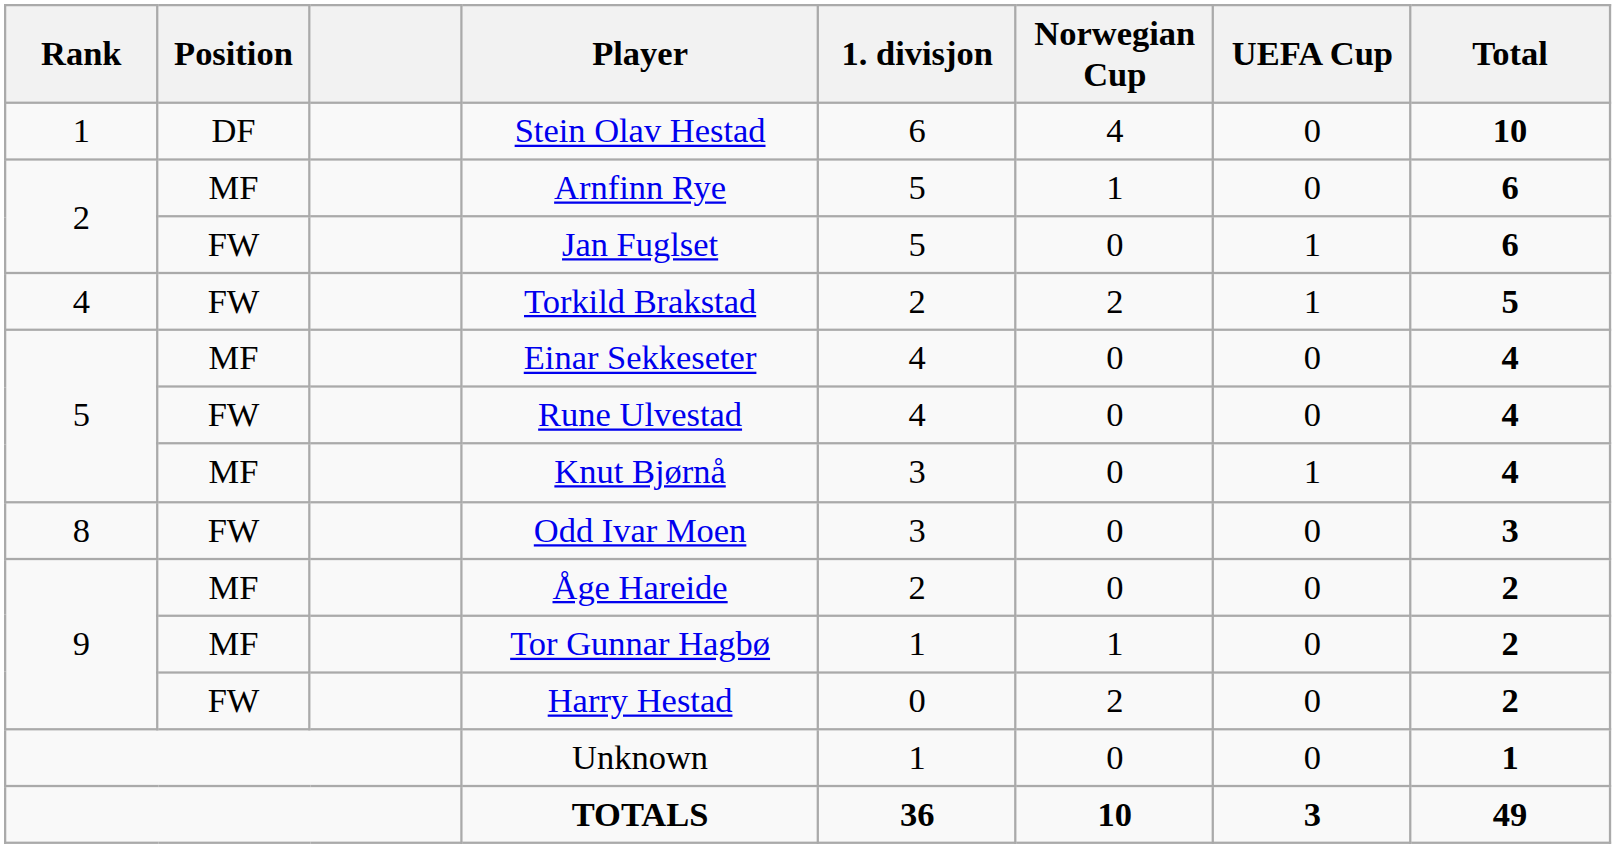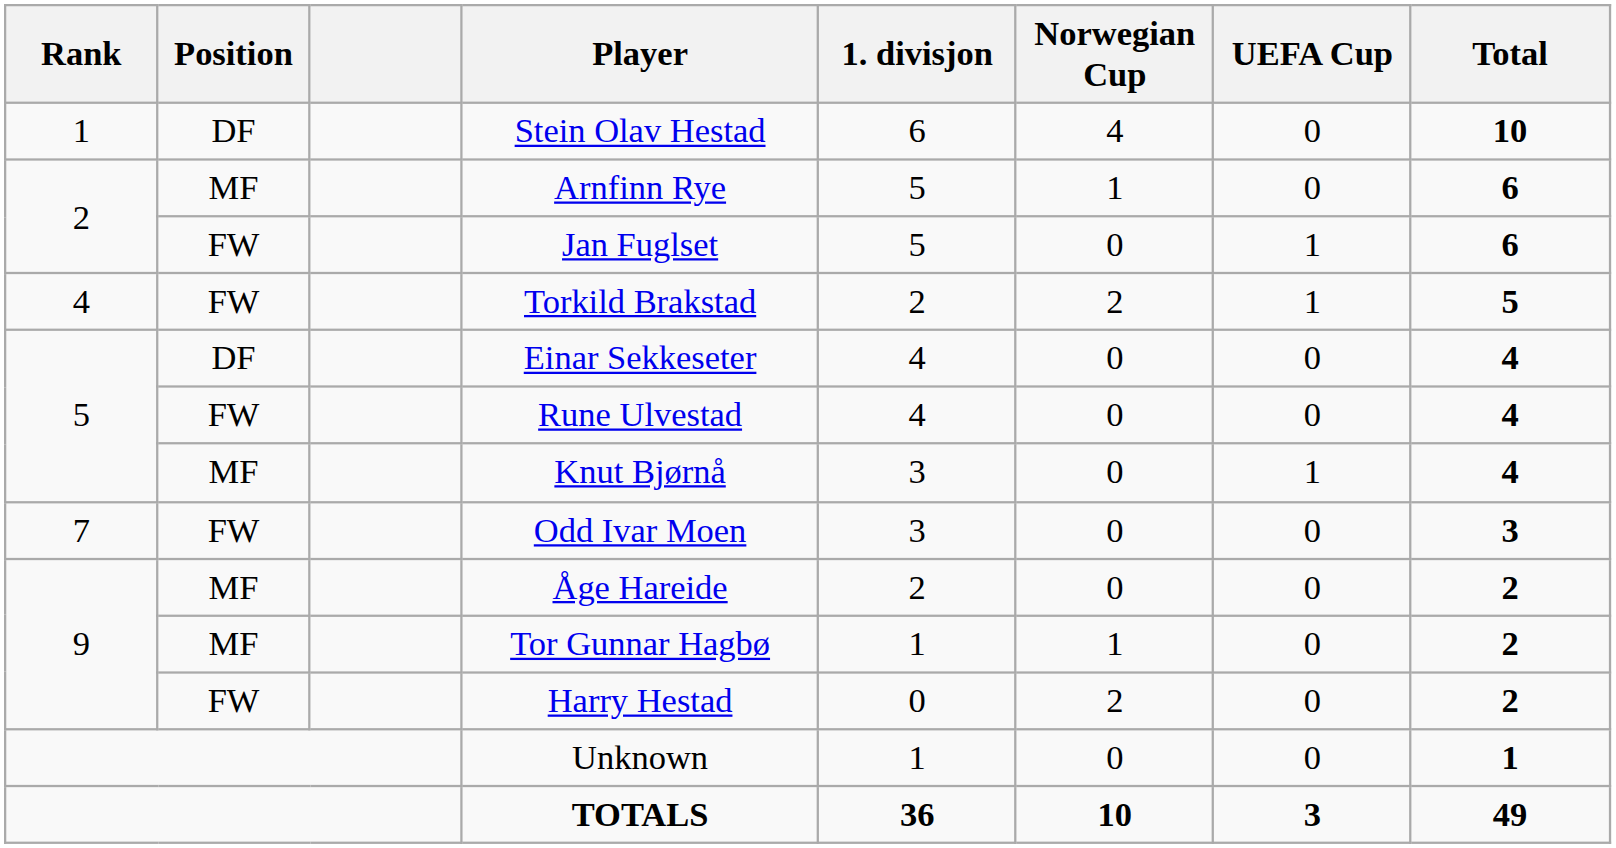(233, 358) MF -> (233, 358) DF
(81, 529) 8 -> (81, 529) 7
